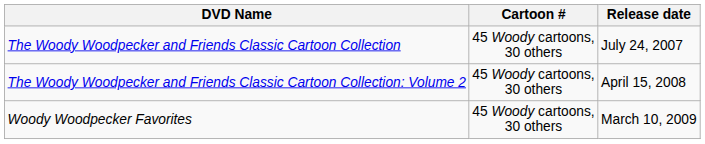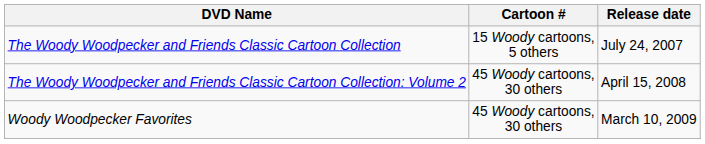(534, 44) 45 Woody cartoons, 30 others -> (534, 44) 15 Woody cartoons, 5 others
